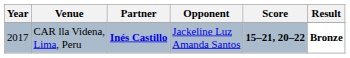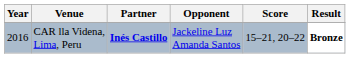(18, 37) 2017 -> (18, 37) 2016
(275, 37) bold -> (275, 37) normal
